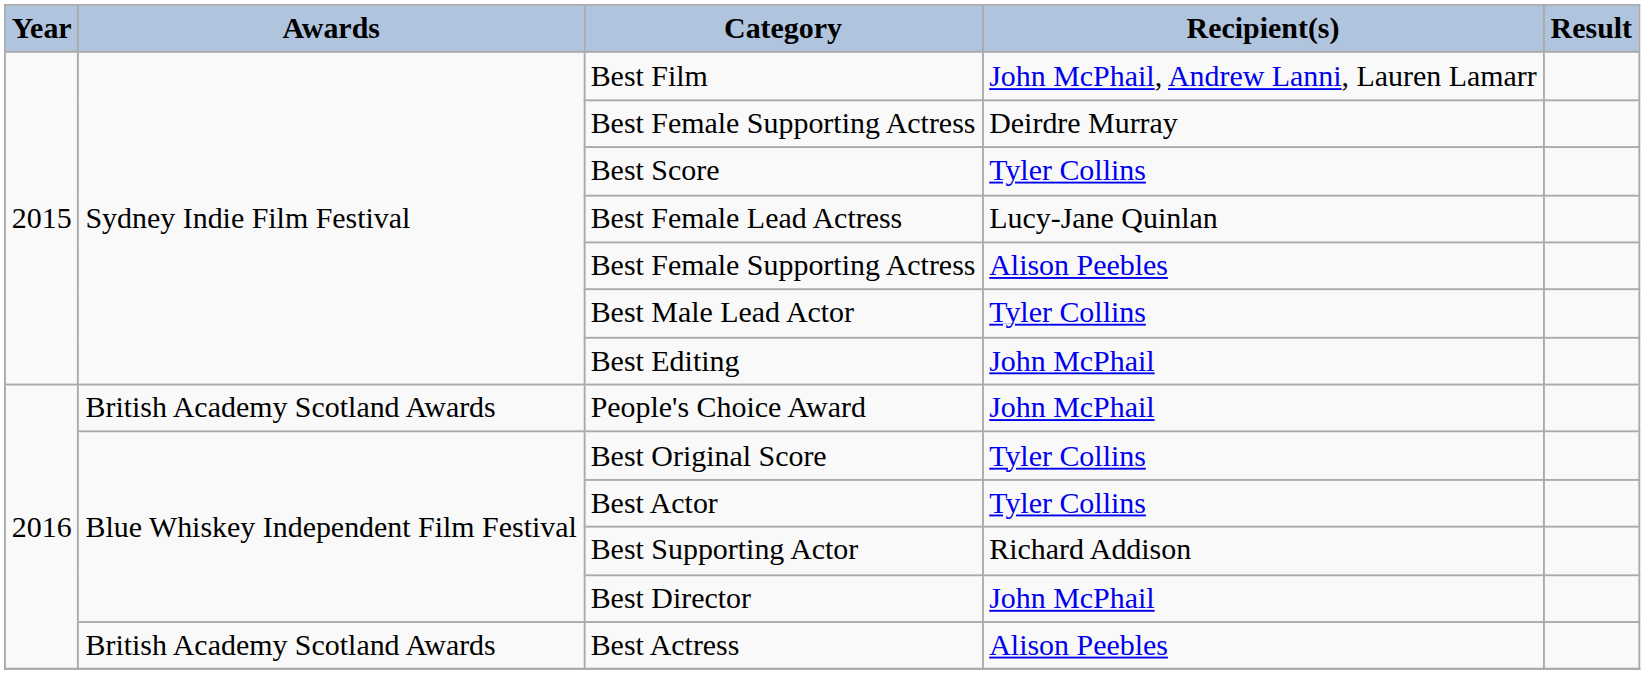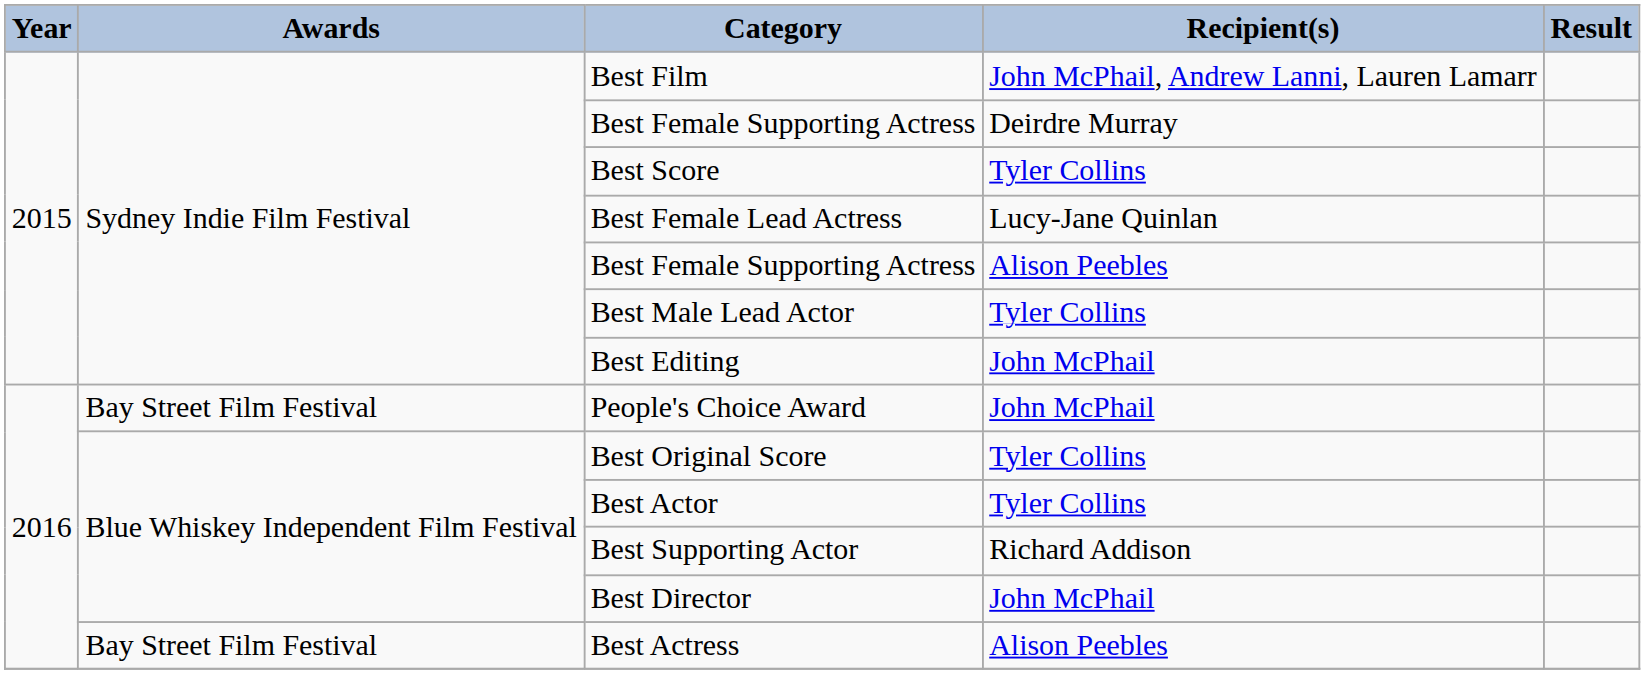(291, 407) British Academy Scotland Awards -> (231, 407) Bay Street Film Festival
(291, 645) British Academy Scotland Awards -> (231, 645) Bay Street Film Festival
